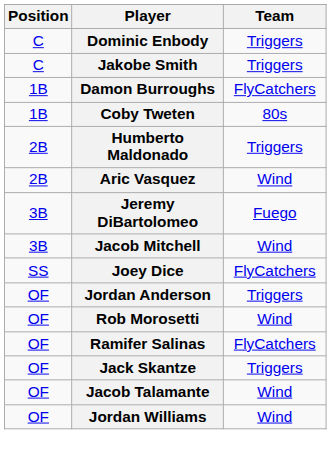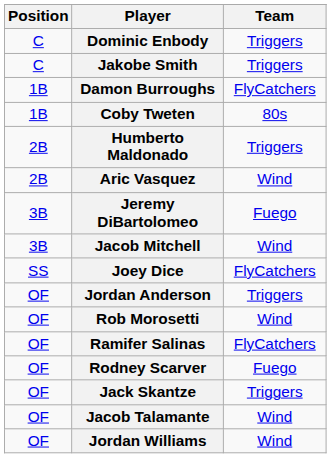+ row: (148, 367)
